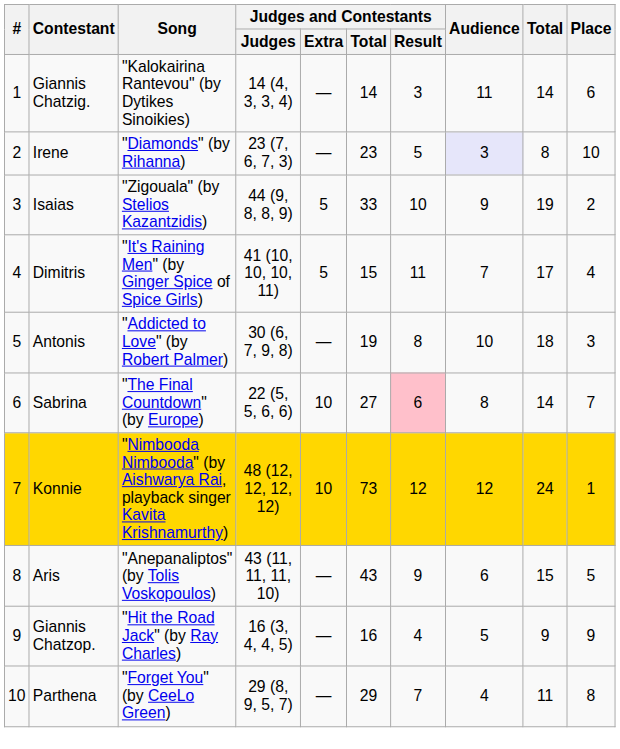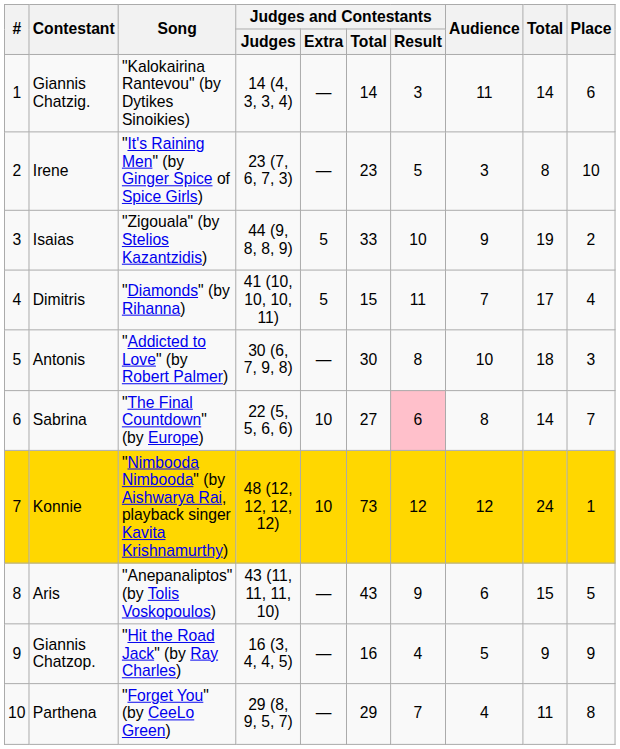(176, 153) "Diamonds" (by Rihanna) -> (176, 170) "It's Raining Men" (by Ginger Spice of Spice Girls)
(484, 153) lavender background -> (484, 170) no background
(176, 273) "It's Raining Men" (by Ginger Spice of Spice Girls) -> (176, 300) "Diamonds" (by Rihanna)
(369, 342) 19 -> (369, 360) 30
